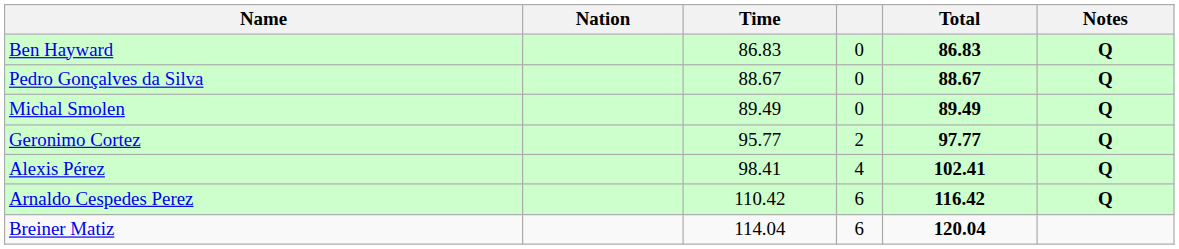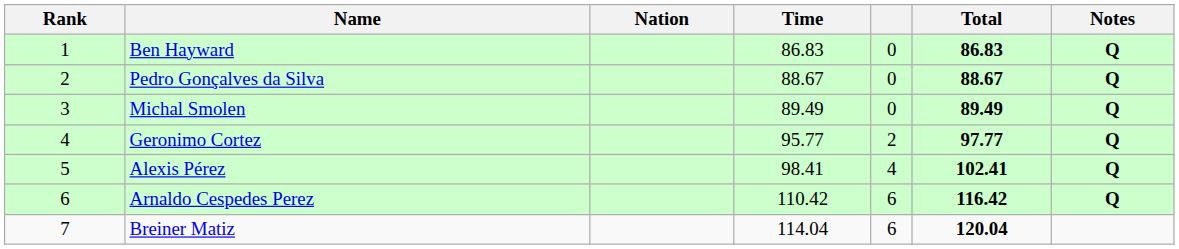+ column: (65, 19)
